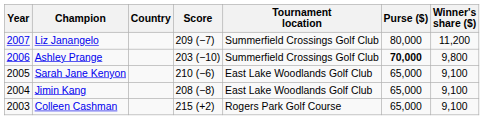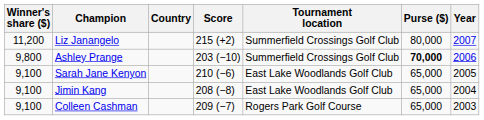columns swapped: (18, 18) <-> (455, 18)
(195, 40) 209 (−7) -> (215, 40) 215 (+2)
(195, 106) 215 (+2) -> (215, 106) 209 (−7)
